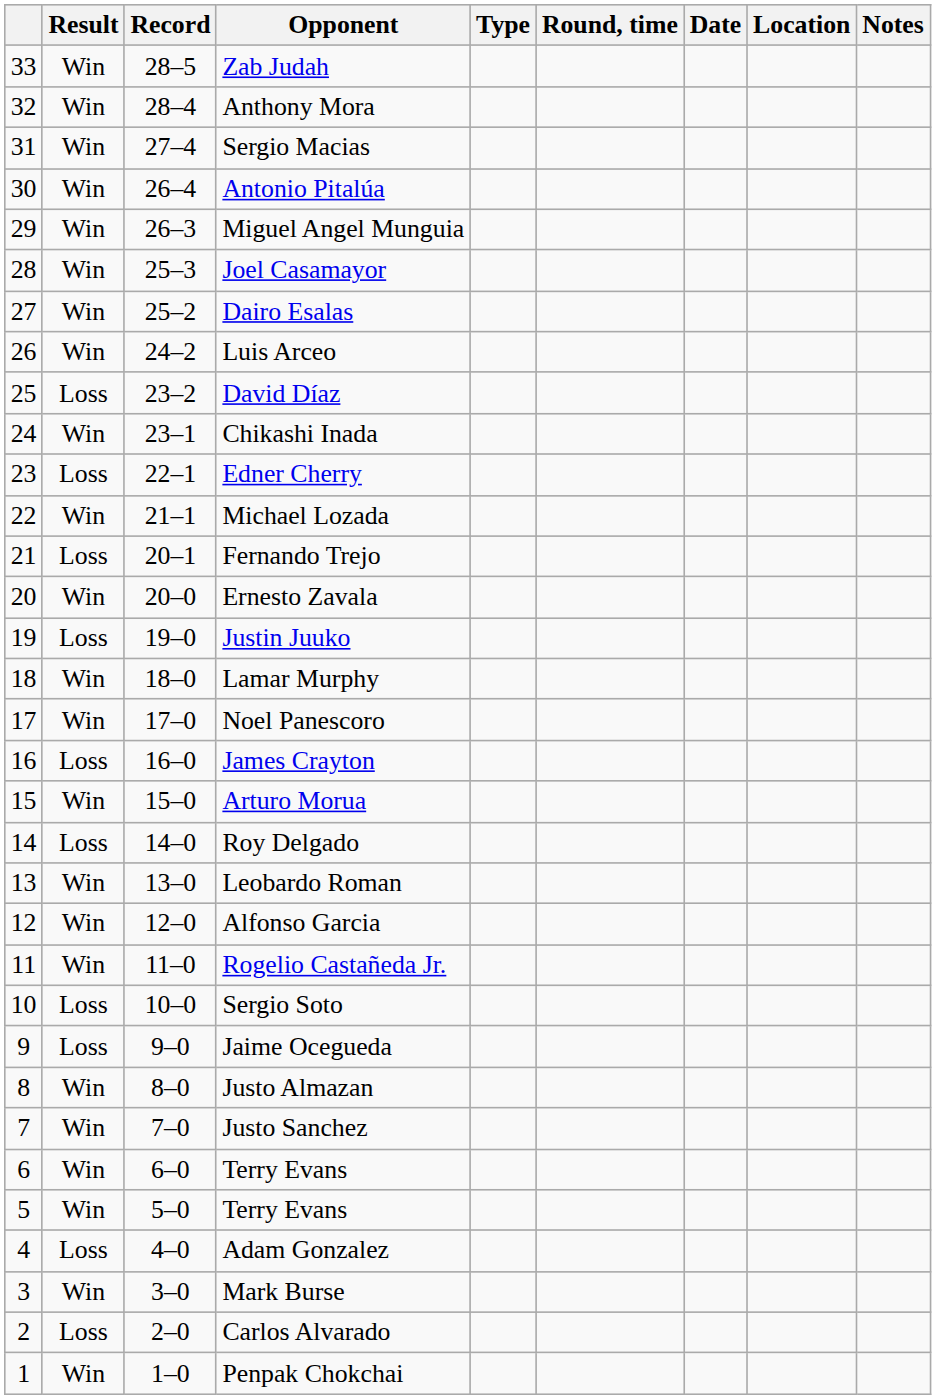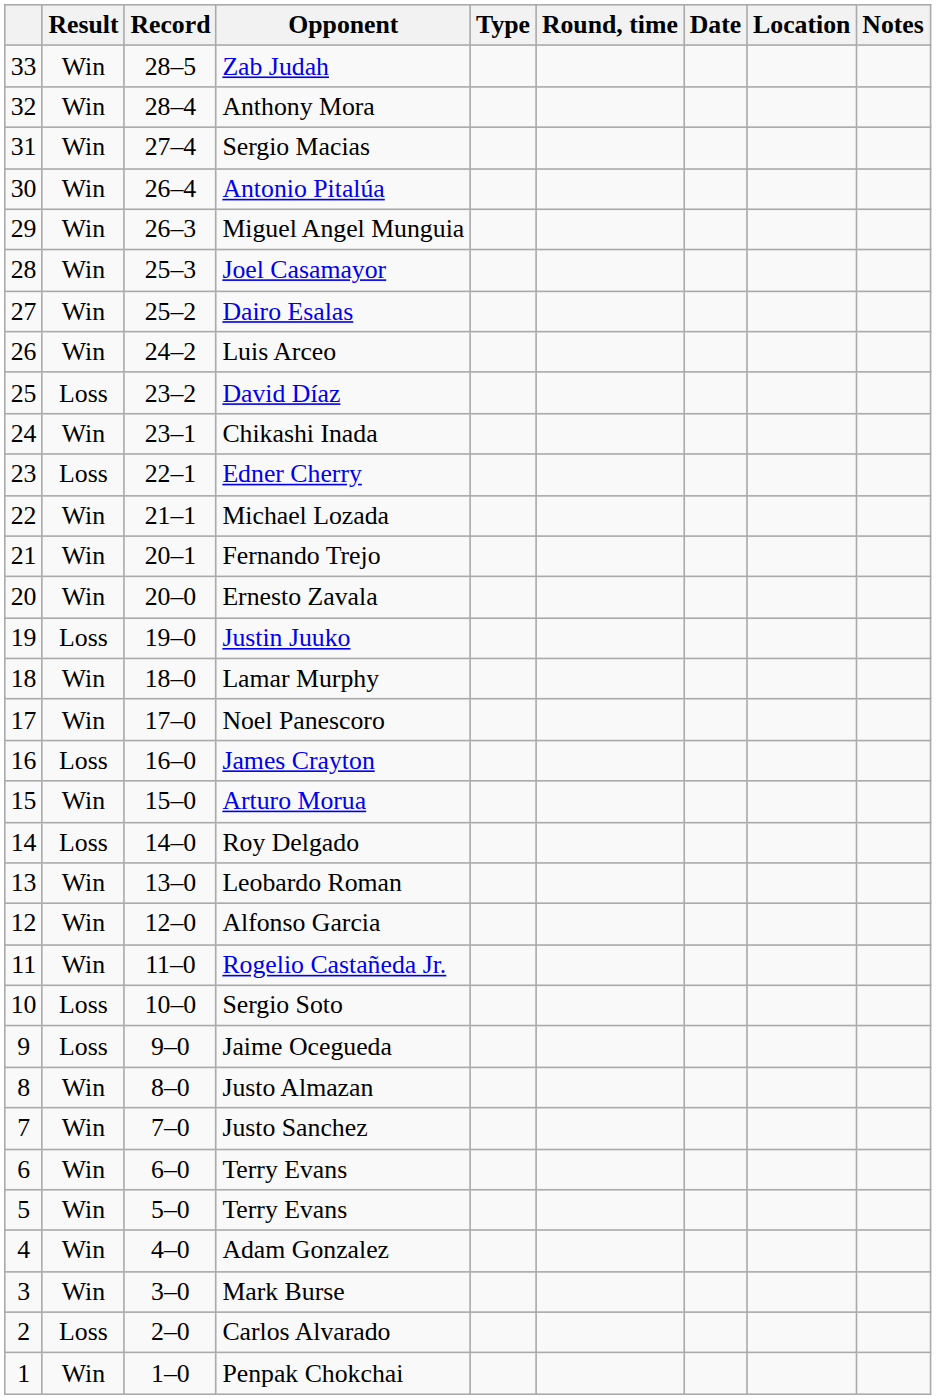(83, 556) Loss -> (83, 556) Win
(83, 1250) Loss -> (83, 1250) Win
